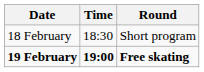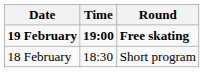rows swapped: (39, 35) <-> (42, 56)
